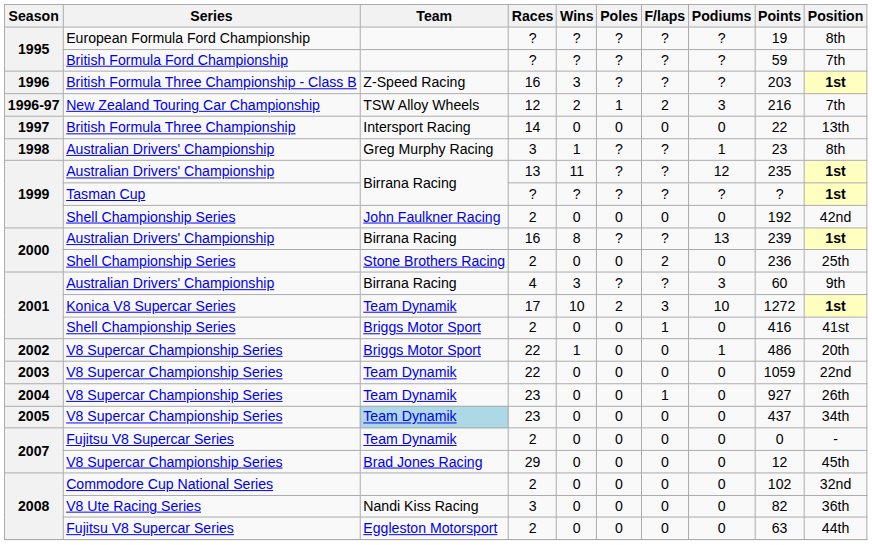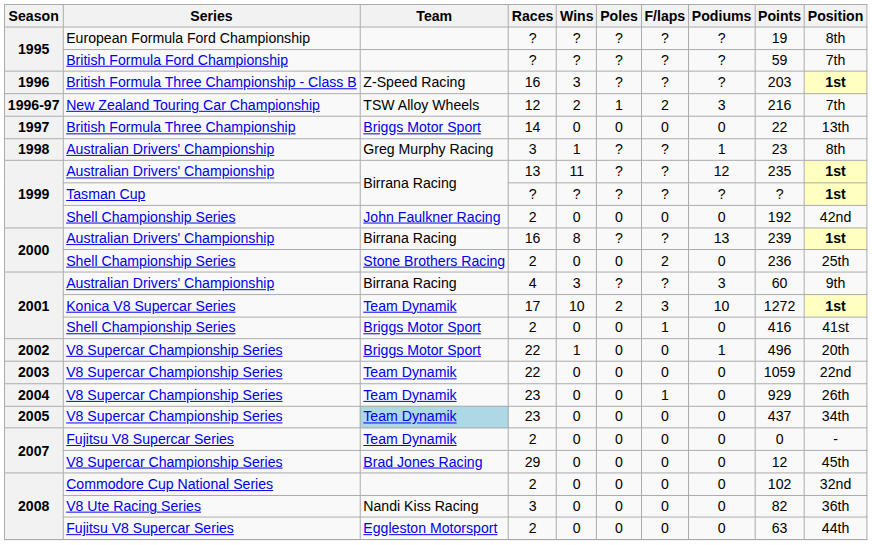(417, 128) Intersport Racing -> (422, 128) Briggs Motor Sport
(780, 350) 486 -> (780, 350) 496
(780, 395) 927 -> (780, 395) 929
